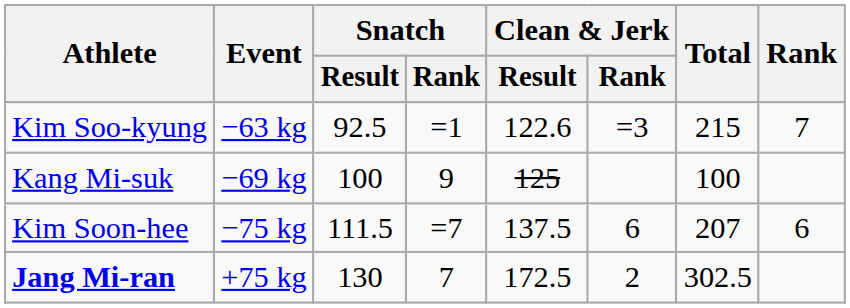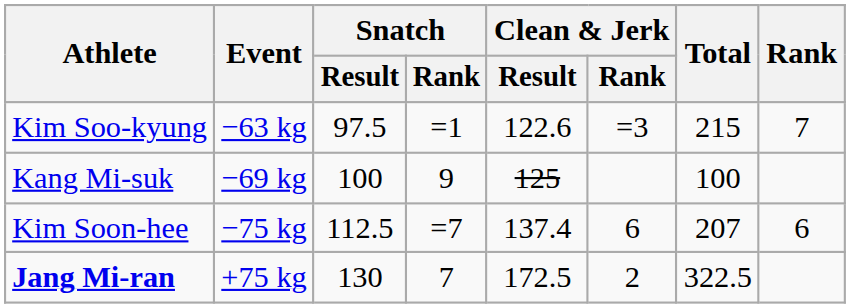(360, 127) 92.5 -> (360, 127) 97.5
(360, 227) 111.5 -> (360, 227) 112.5
(537, 227) 137.5 -> (537, 227) 137.4
(718, 277) 302.5 -> (718, 277) 322.5
